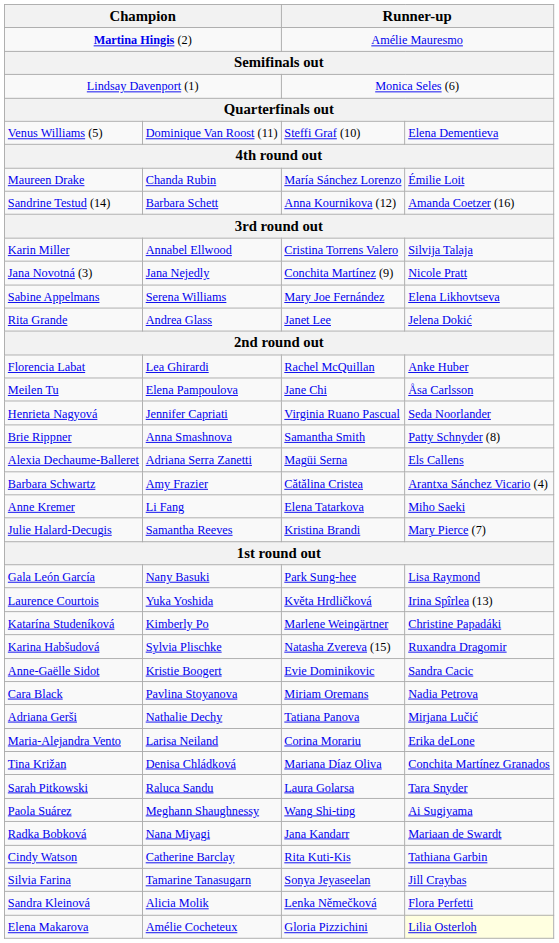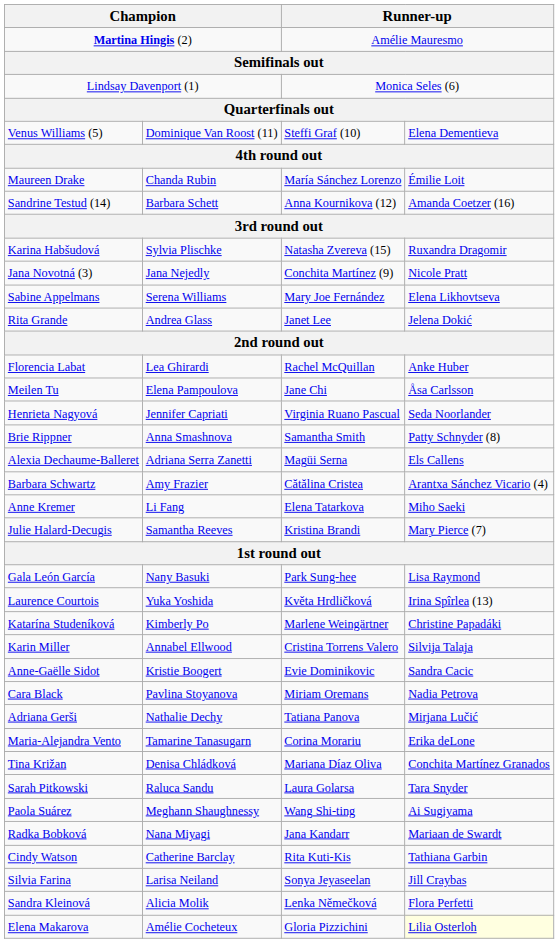rows swapped: (54, 647) <-> (39, 250)
(182, 740) Larisa Neiland -> (198, 740) Tamarine Tanasugarn
(198, 880) Tamarine Tanasugarn -> (182, 880) Larisa Neiland
